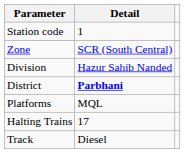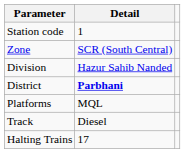rows swapped: (40, 121) <-> (20, 139)
